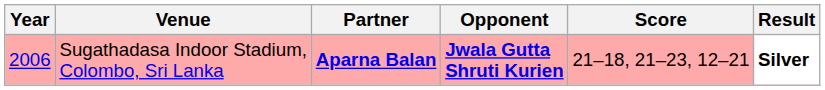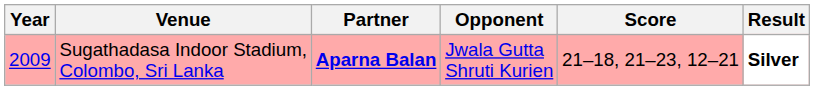(30, 60) 2006 -> (30, 60) 2009
(504, 60) bold -> (499, 60) normal
